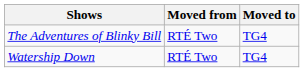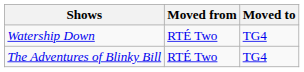rows swapped: (84, 35) <-> (51, 56)
